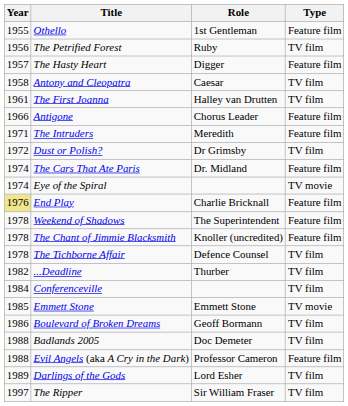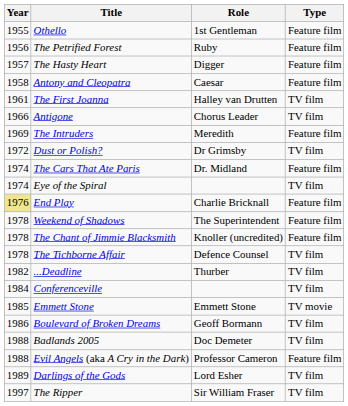(306, 47) TV film -> (315, 47) Feature film
(306, 82) TV film -> (315, 82) Feature film
(315, 116) Feature film -> (306, 116) TV film
(18, 133) 1971 -> (18, 133) 1969
(310, 185) TV movie -> (306, 185) TV film
